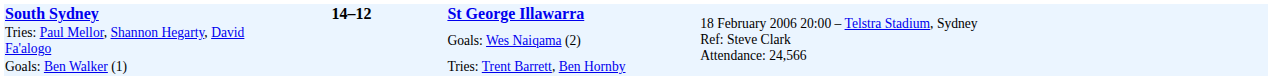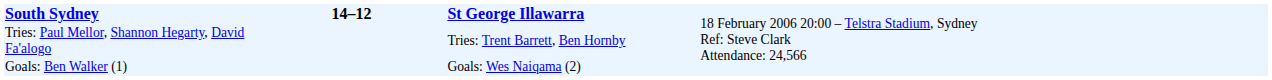(514, 40) Goals: Wes Naiqama (2) -> (536, 40) Tries: Trent Barrett, Ben Hornby
(536, 66) Tries: Trent Barrett, Ben Hornby -> (514, 66) Goals: Wes Naiqama (2)
